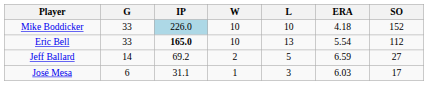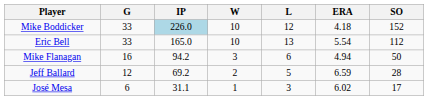(289, 27) 10 -> (289, 27) 12
(181, 42) bold -> (181, 42) normal
+ row: (52, 57)
(127, 57) 14 -> (127, 73) 12
(397, 57) 27 -> (397, 73) 28
(343, 73) 6.03 -> (343, 88) 6.02
